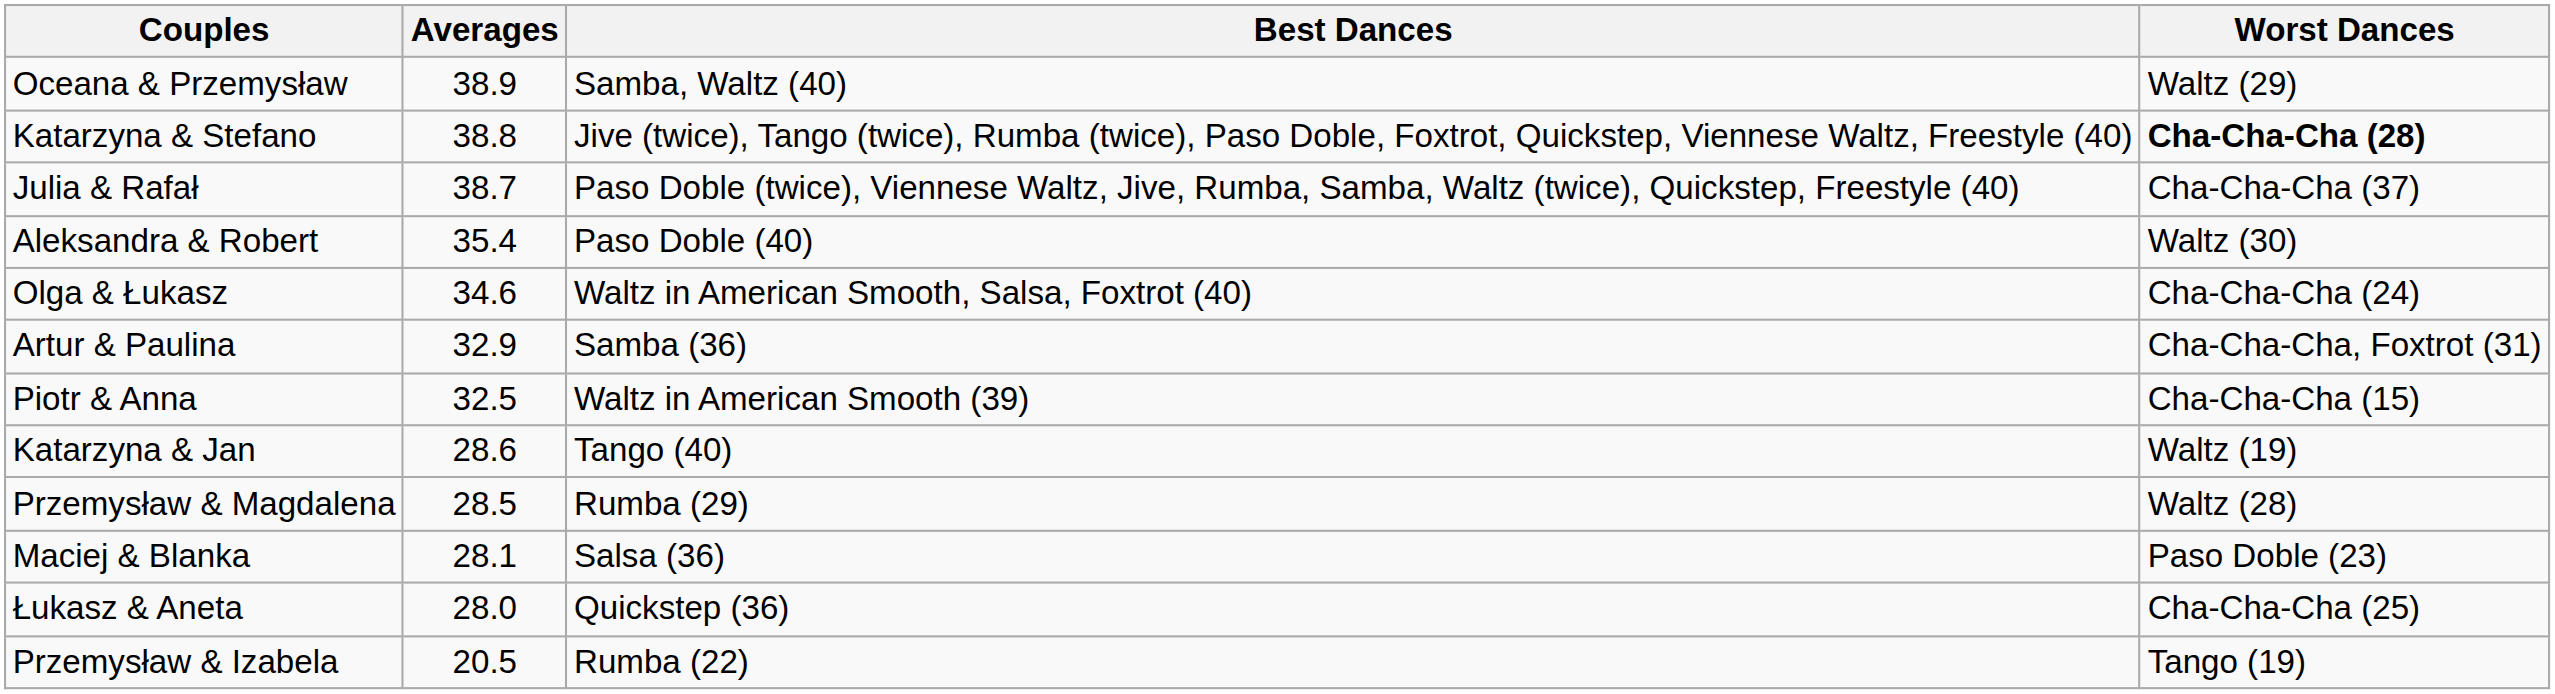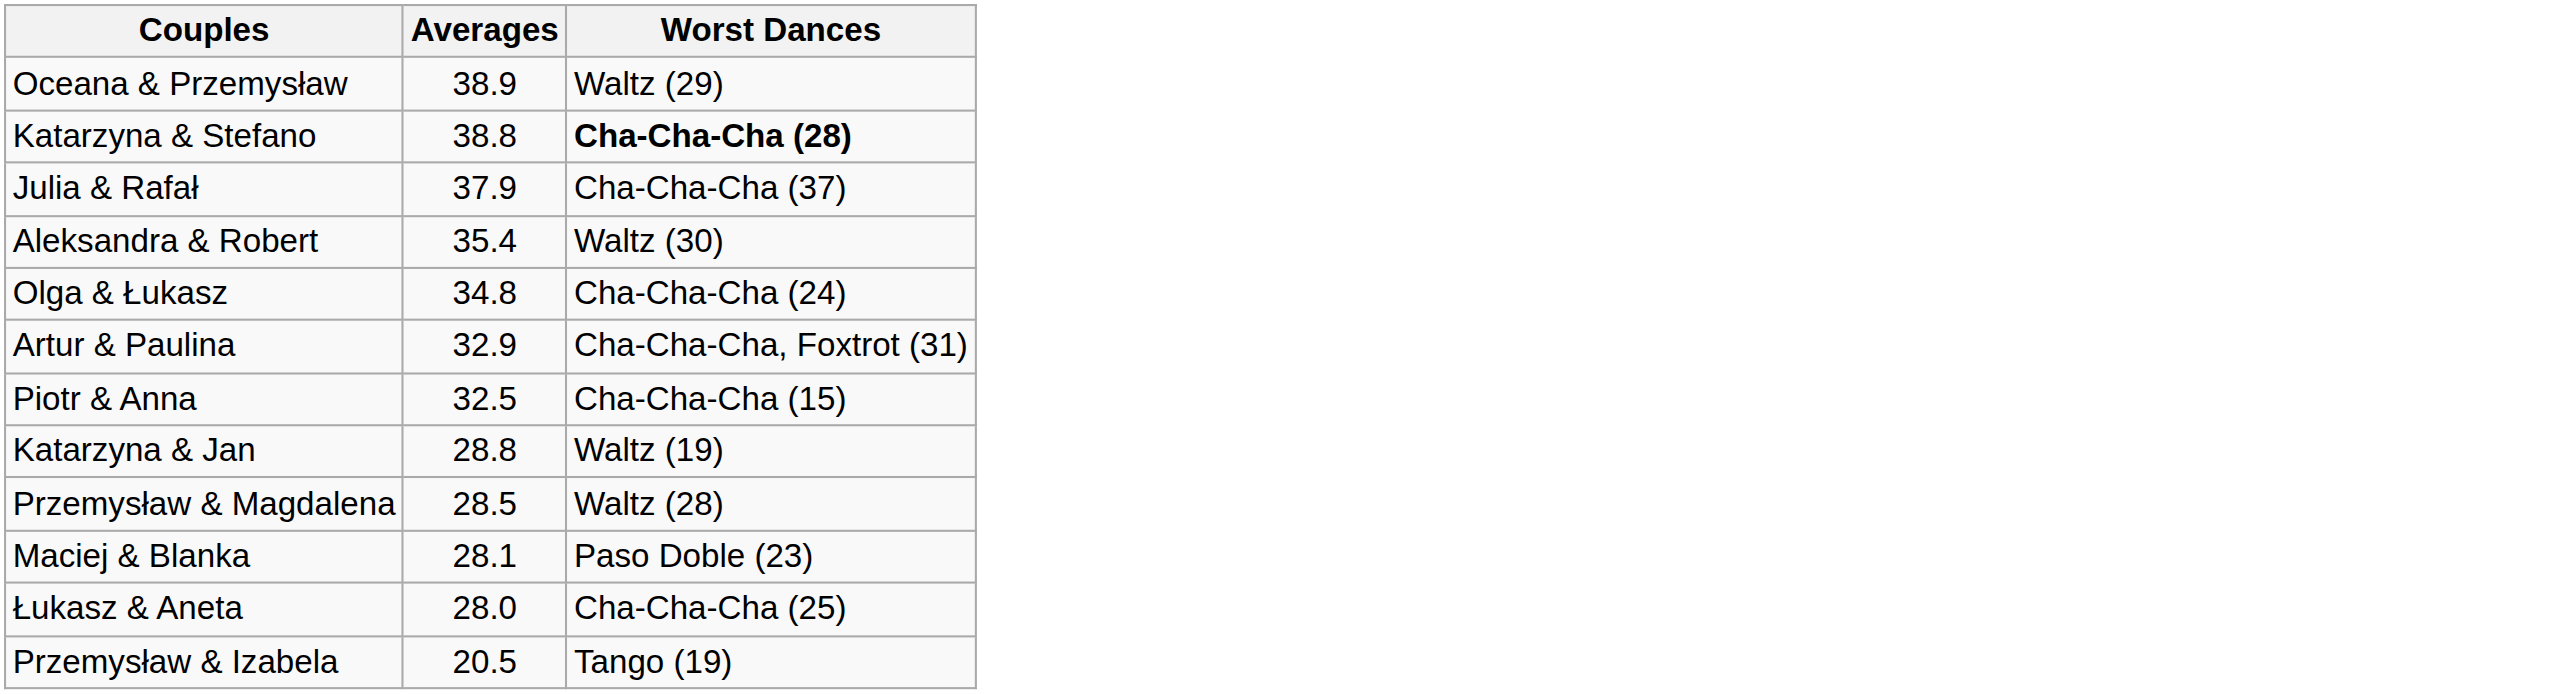- column: (1353, 30)
(485, 188) 38.7 -> (485, 188) 37.9
(485, 293) 34.6 -> (485, 293) 34.8
(485, 450) 28.6 -> (485, 450) 28.8
